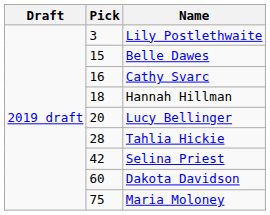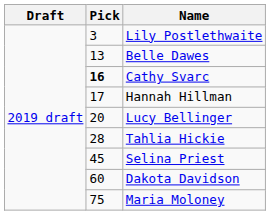(97, 56) 15 -> (97, 56) 13
(97, 76) normal -> (97, 76) bold
(97, 97) 18 -> (97, 97) 17
(97, 159) 42 -> (97, 159) 45
